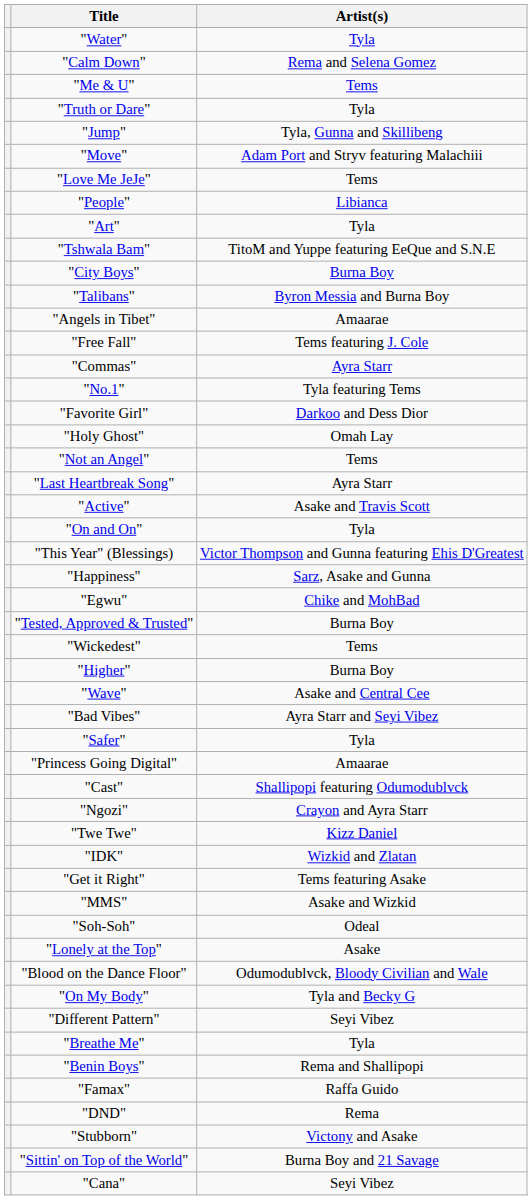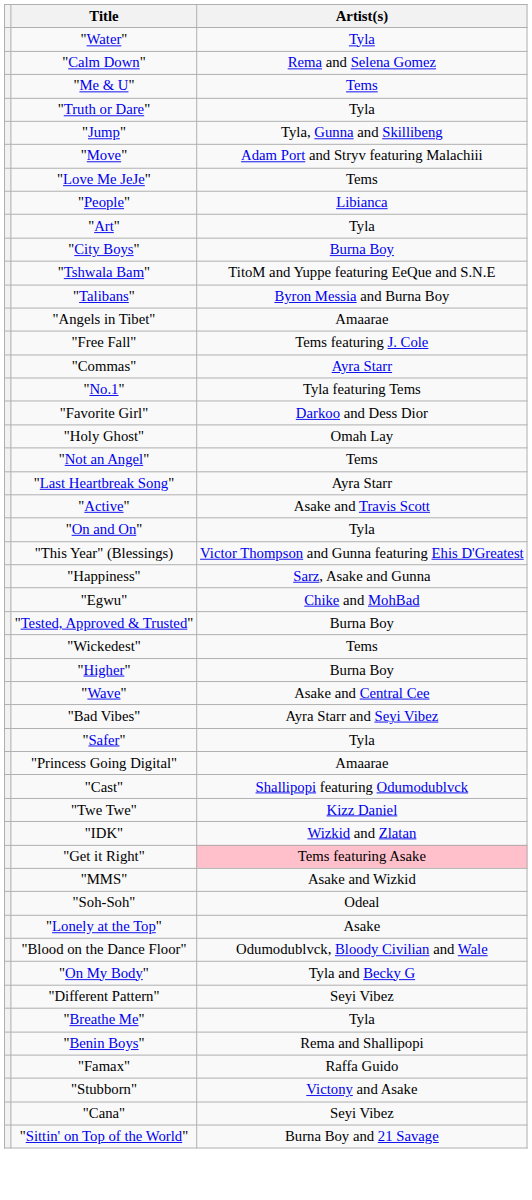rows swapped: (104, 272) <-> (104, 249)
- row: (104, 809)
(362, 879) no background -> (362, 856) pink background
- row: (104, 1113)
rows swapped: (104, 1160) <-> (104, 1183)
